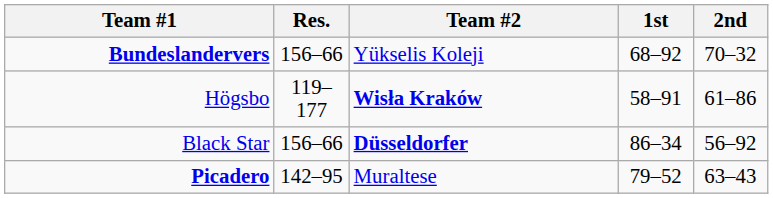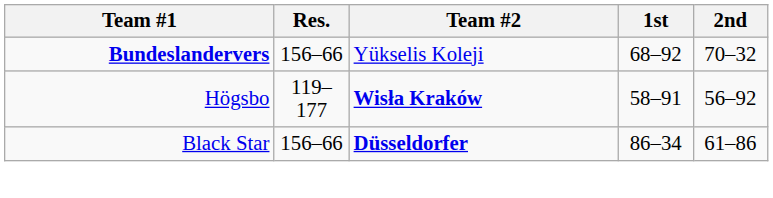(730, 98) 61–86 -> (730, 98) 56–92
(730, 143) 56–92 -> (730, 143) 61–86
- row: (230, 176)
